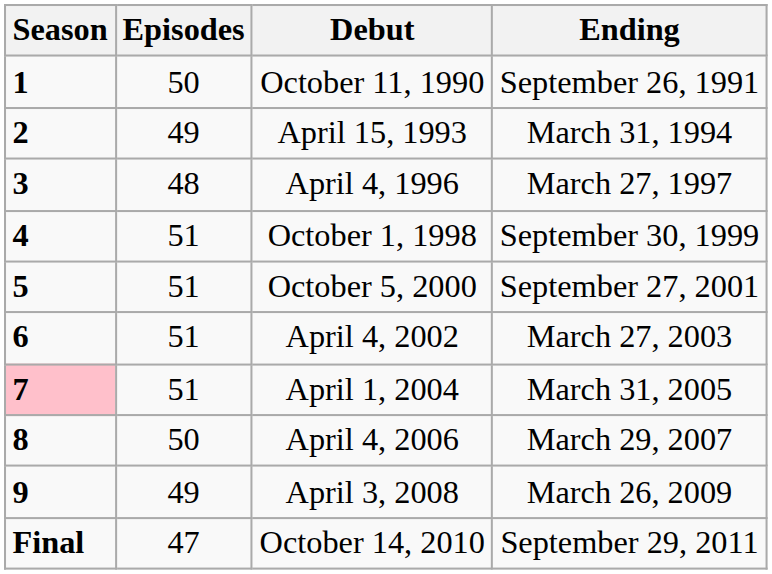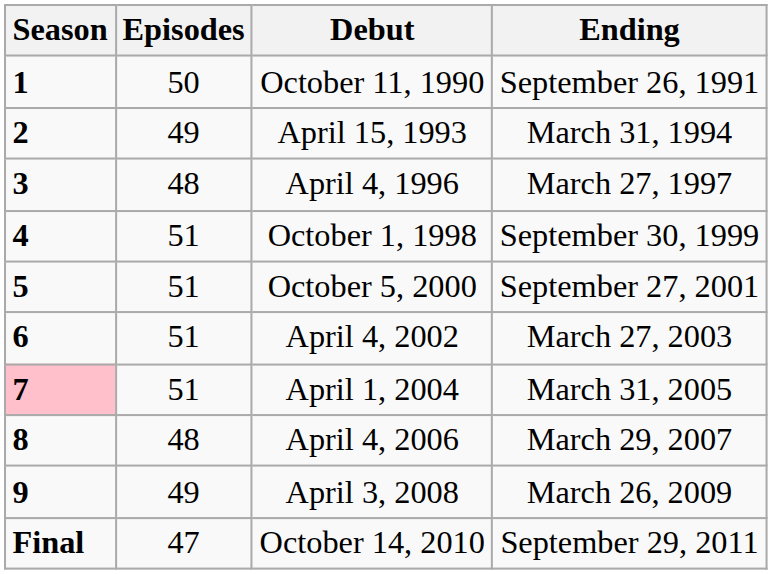(184, 440) 50 -> (184, 440) 48
